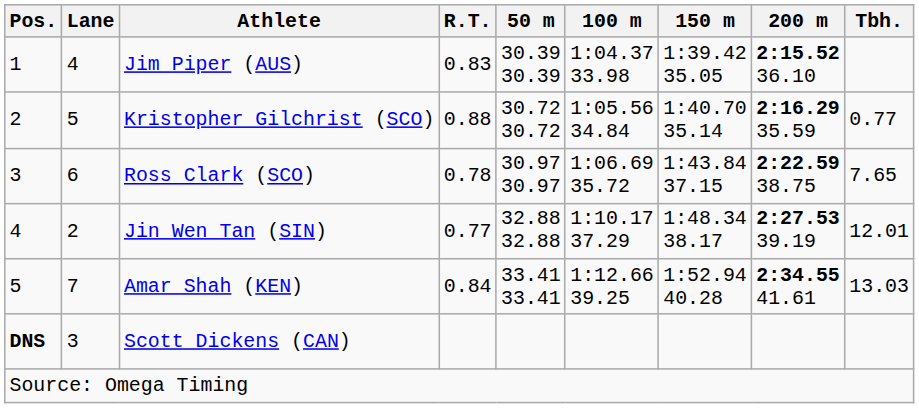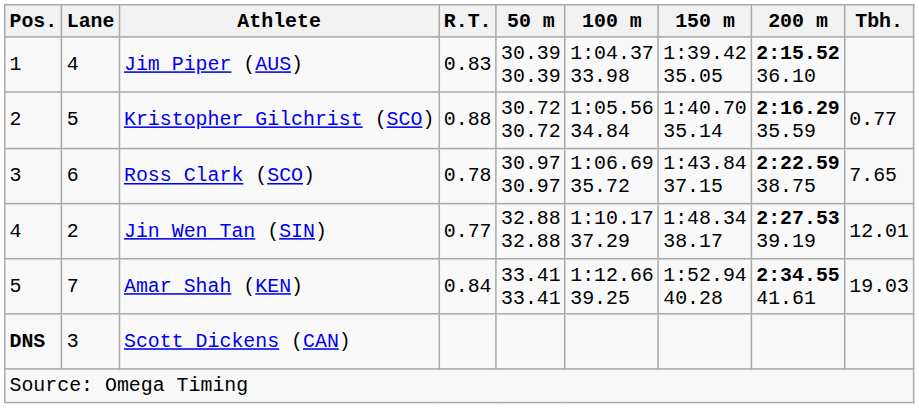(879, 286) 13.03 -> (879, 286) 19.03
